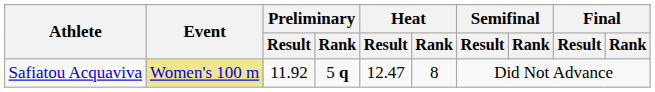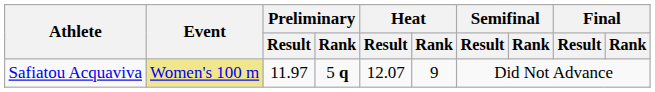(289, 73) 11.92 -> (289, 73) 11.97
(386, 73) 12.47 -> (386, 73) 12.07
(434, 73) 8 -> (434, 73) 9
